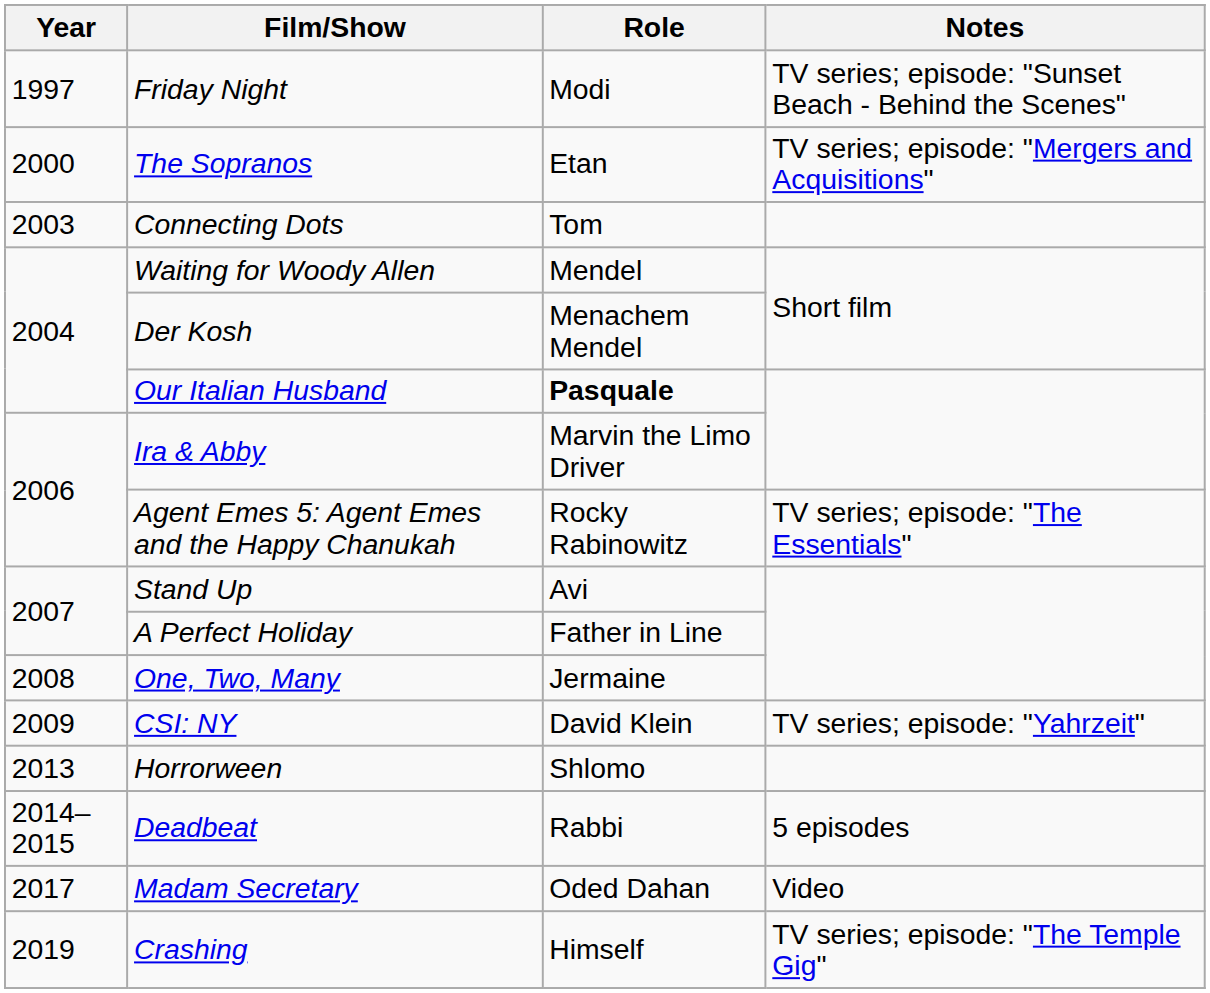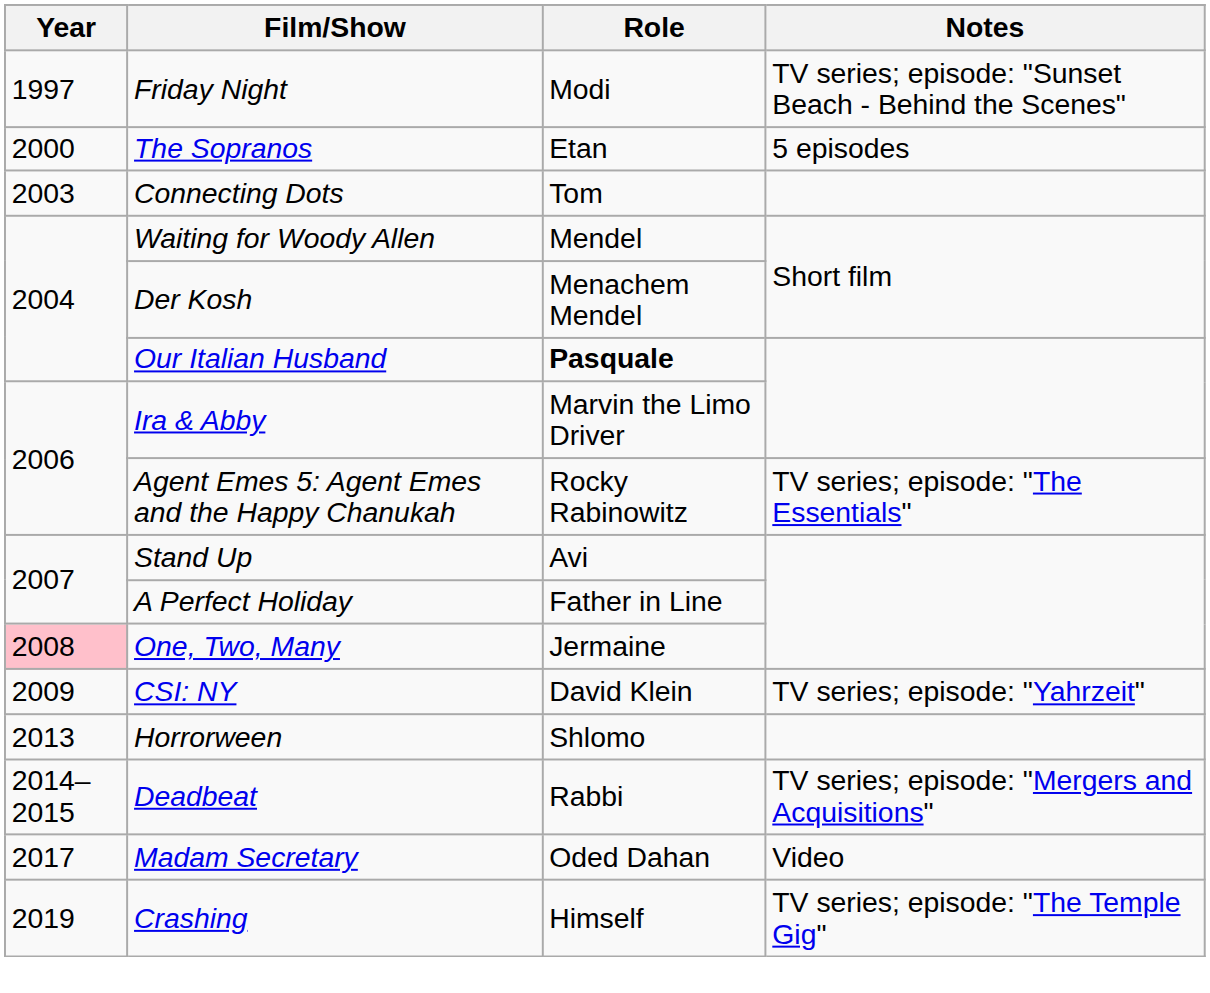(982, 165) TV series; episode: "Mergers and Acquisitions" -> (841, 149) 5 episodes
(43, 678) no background -> (43, 647) pink background
(841, 829) 5 episodes -> (982, 797) TV series; episode: "Mergers and Acquisitions"
